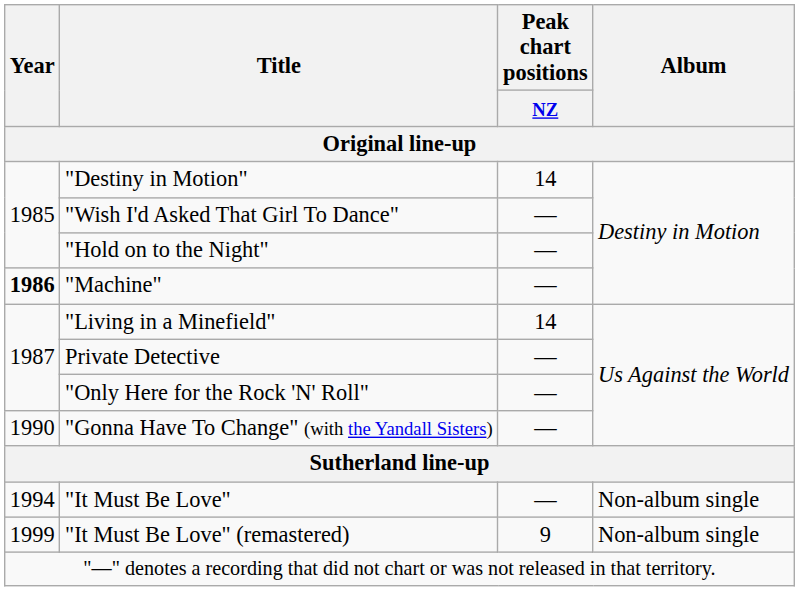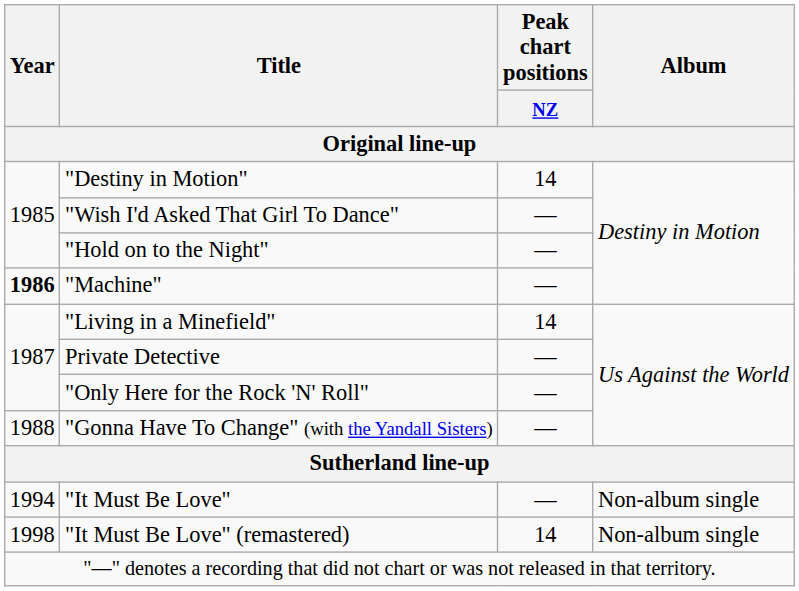(32, 427) 1990 -> (32, 427) 1988
(32, 534) 1999 -> (32, 534) 1998
(545, 534) 9 -> (545, 534) 14
